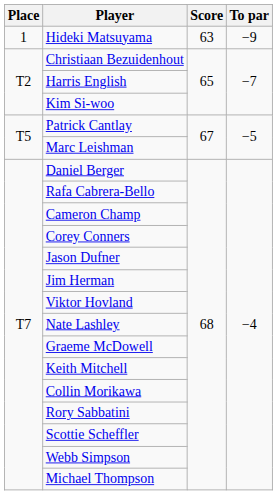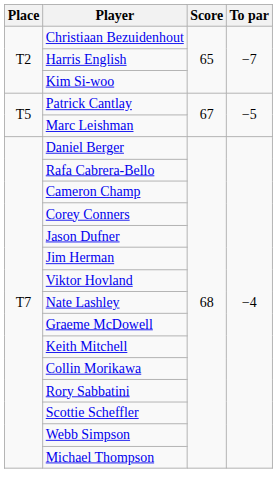- row: (99, 37)
